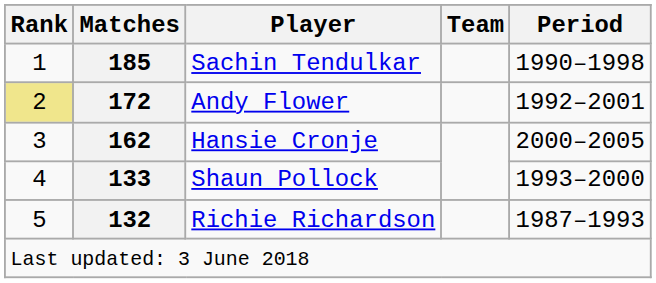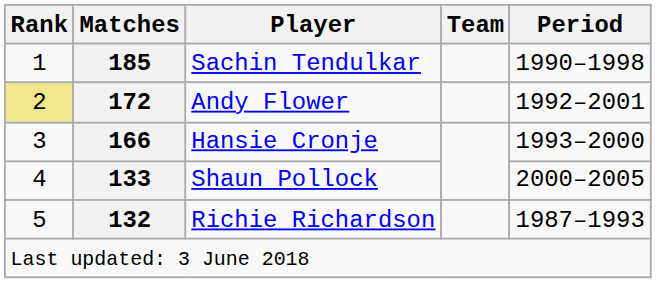(130, 141) 162 -> (130, 141) 166
(580, 141) 2000–2005 -> (580, 141) 1993–2000
(580, 180) 1993–2000 -> (580, 180) 2000–2005
